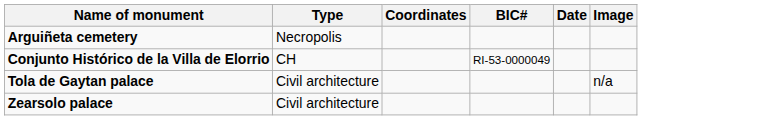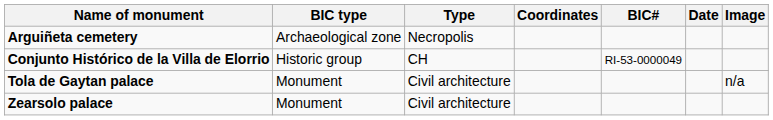+ column: (339, 15)
